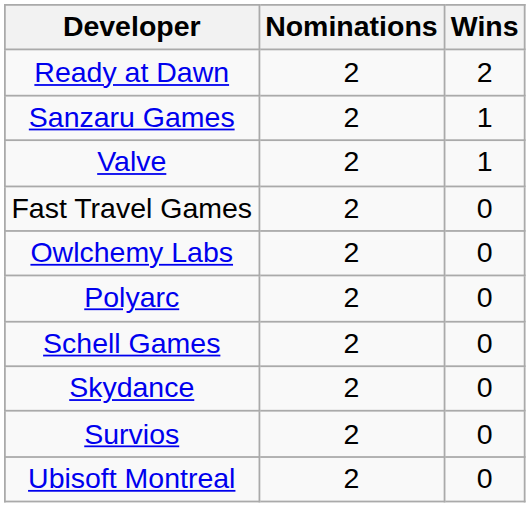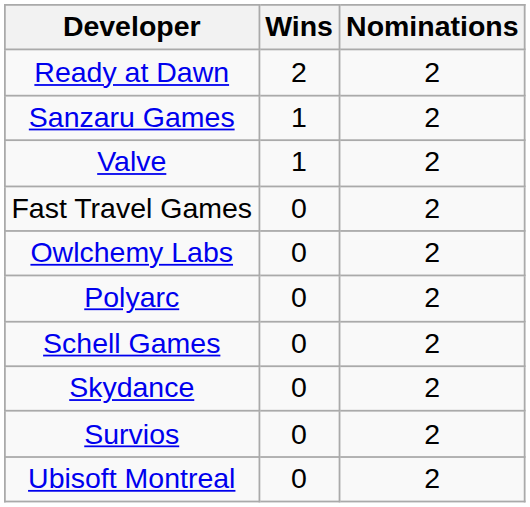columns swapped: (351, 27) <-> (485, 27)
